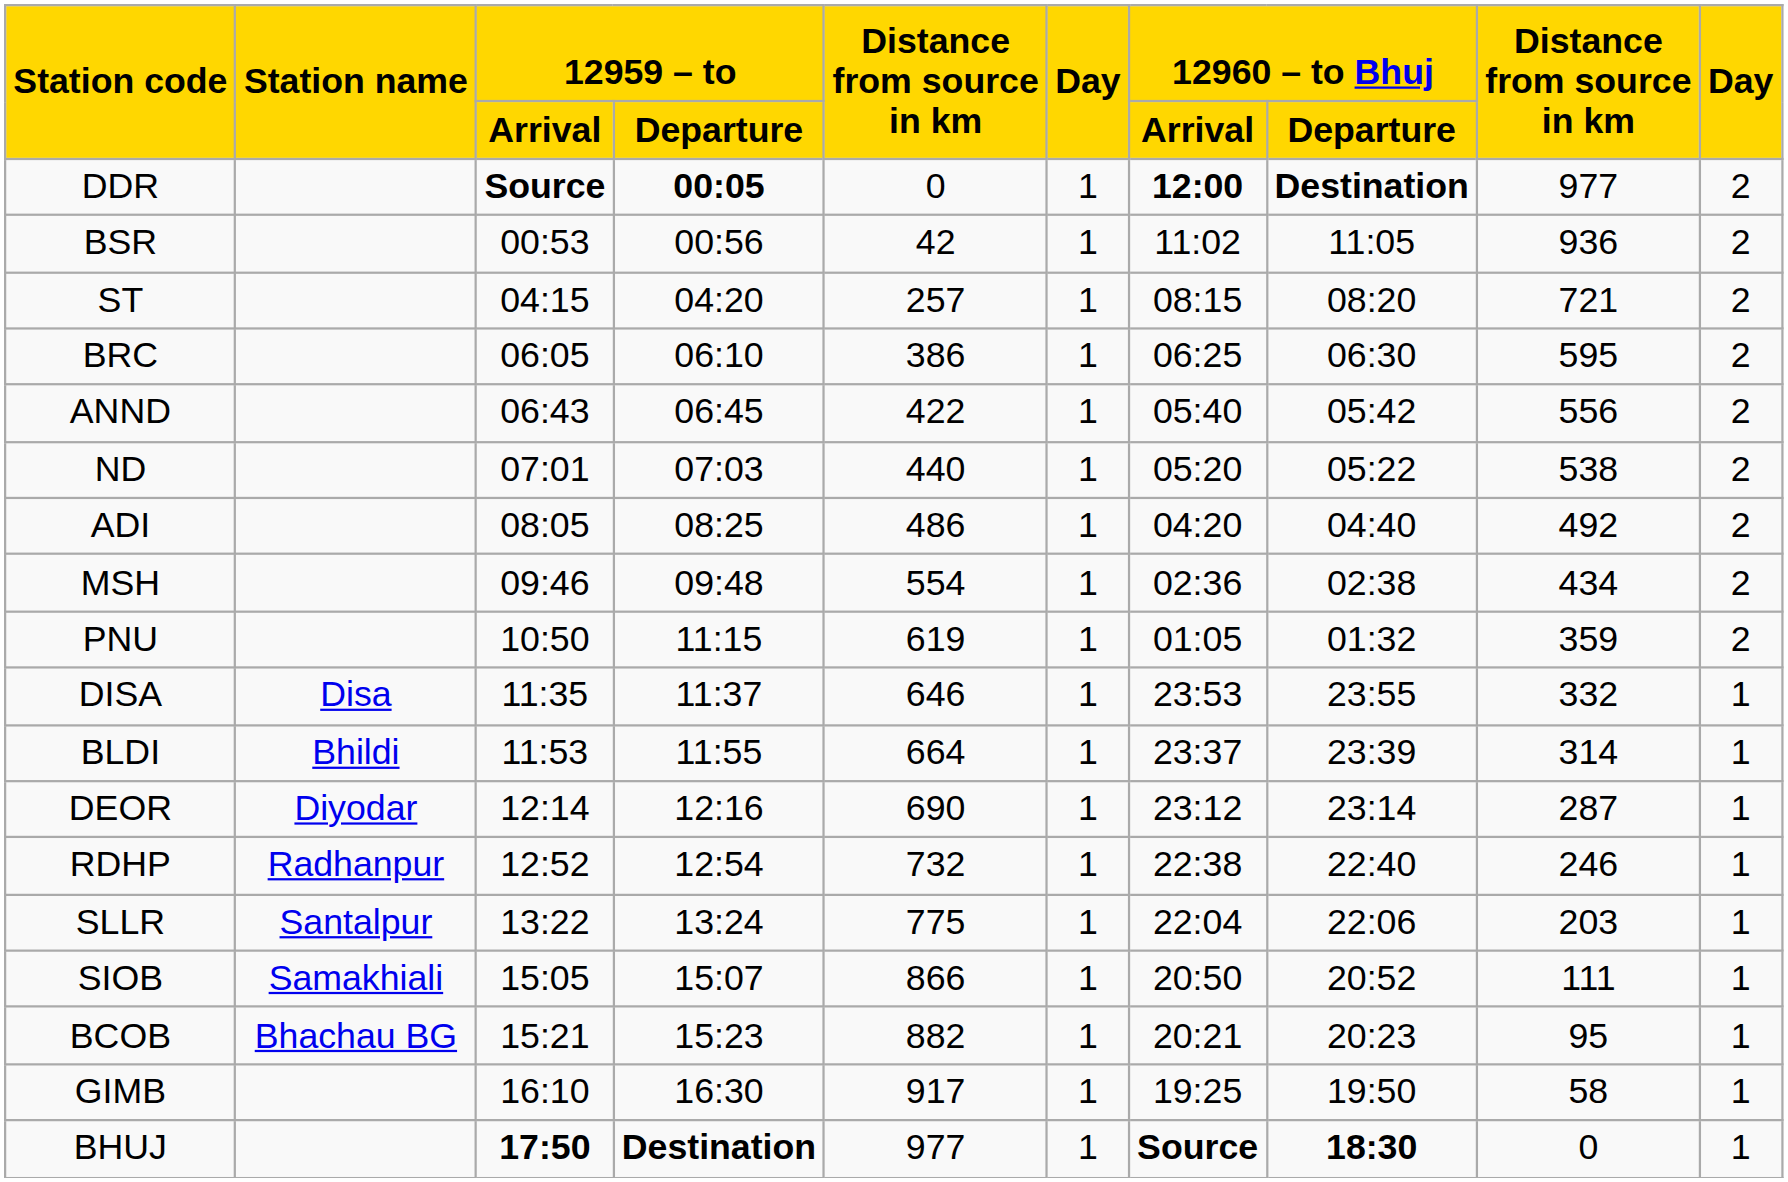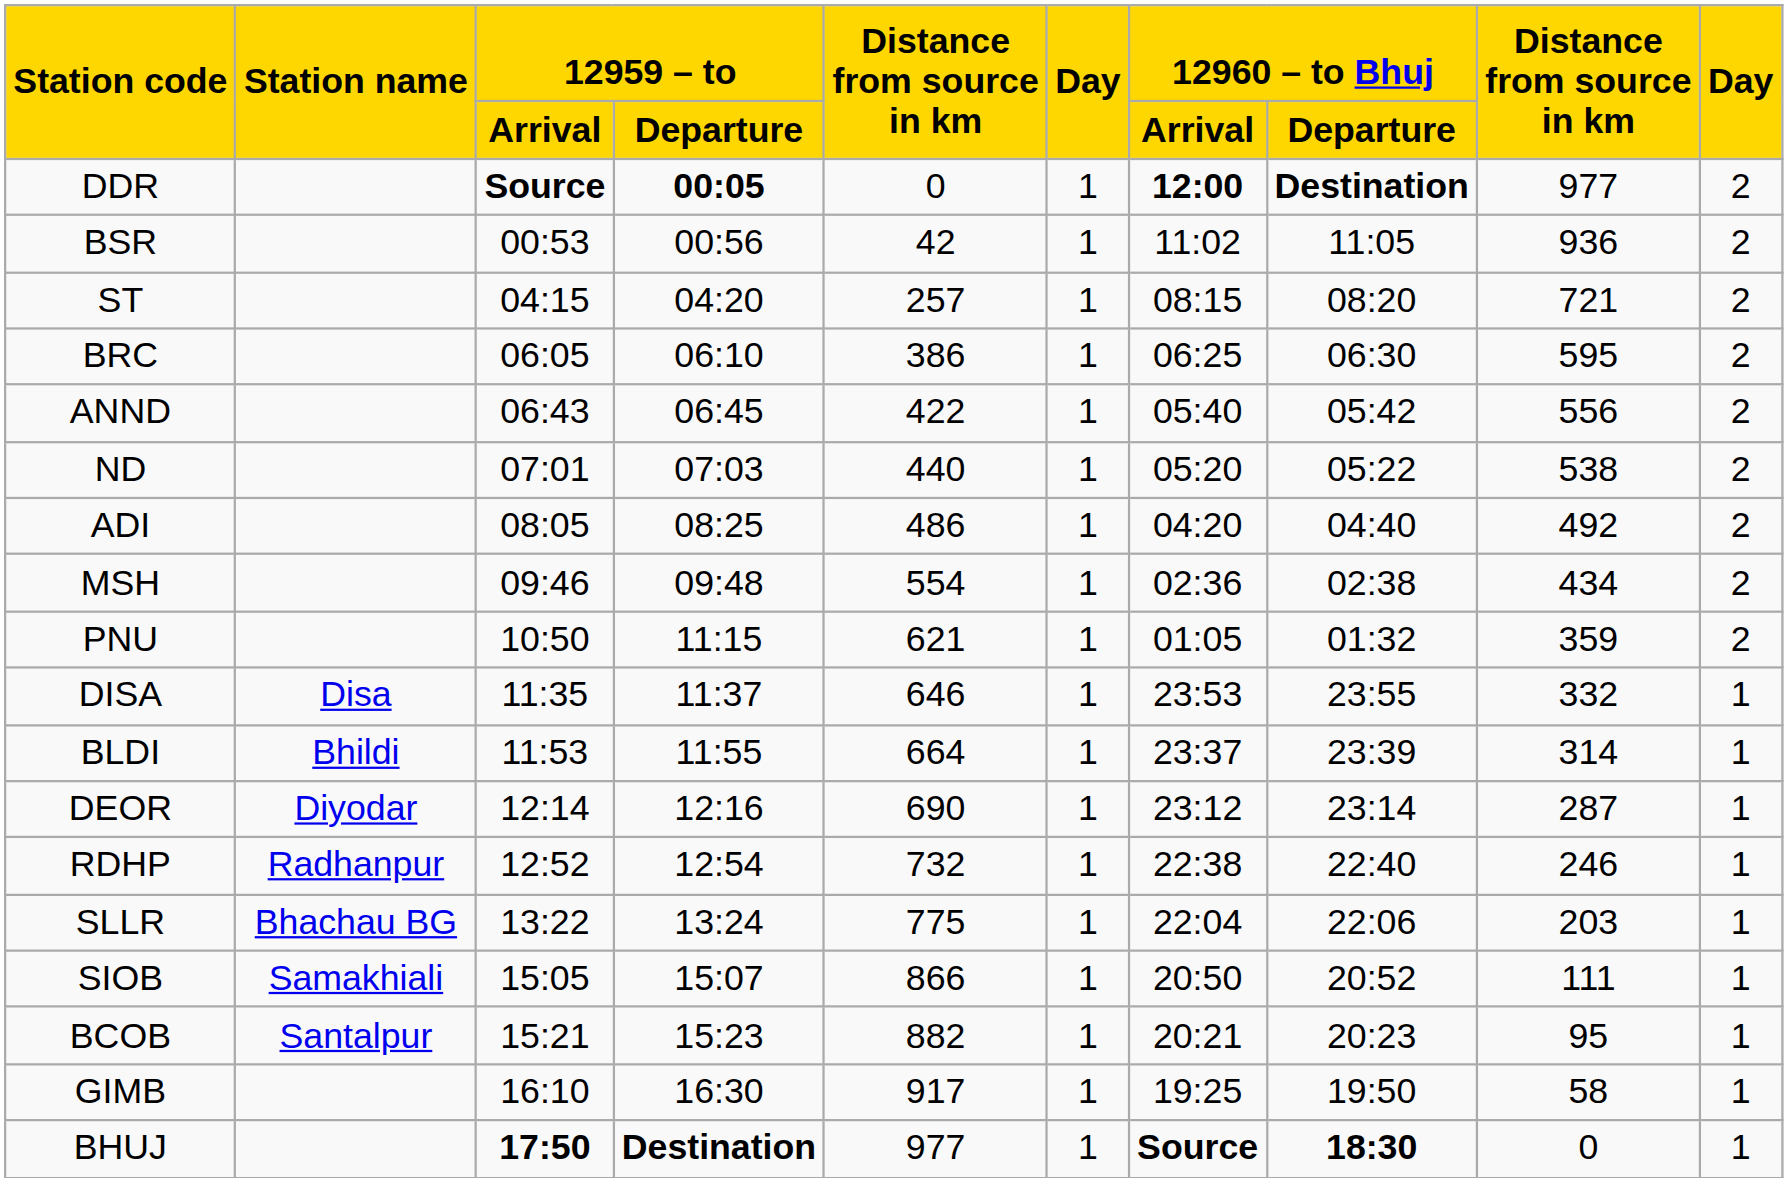(936, 638) 619 -> (936, 638) 621
(356, 921) Santalpur -> (356, 921) Bhachau BG
(356, 1034) Bhachau BG -> (356, 1034) Santalpur
